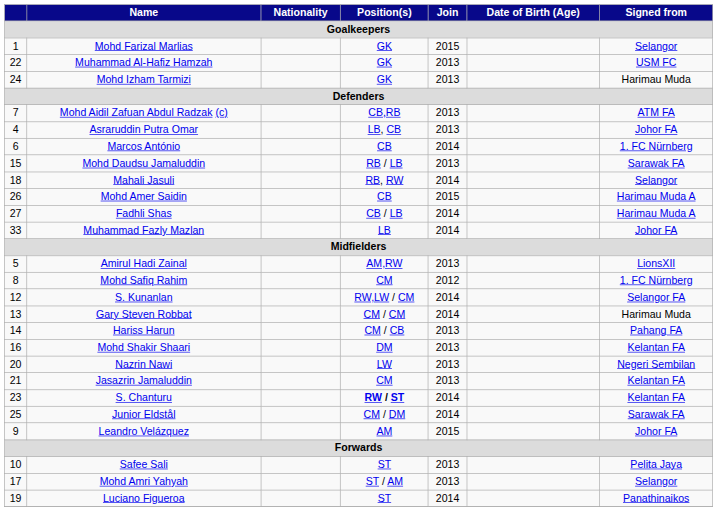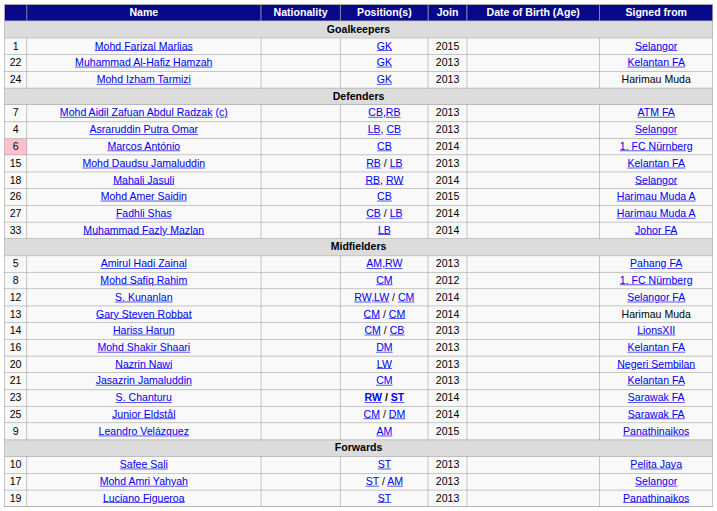(656, 63) USM FC -> (656, 63) Kelantan FA
(656, 130) Johor FA -> (656, 130) Selangor
(16, 146) no background -> (16, 146) pink background
(656, 163) Sarawak FA -> (656, 163) Kelantan FA
(656, 264) LionsXII -> (656, 264) Pahang FA
(656, 331) Pahang FA -> (656, 331) LionsXII
(656, 398) Kelantan FA -> (656, 398) Sarawak FA
(656, 431) Johor FA -> (656, 431) Panathinaikos
(448, 498) 2014 -> (448, 498) 2013
